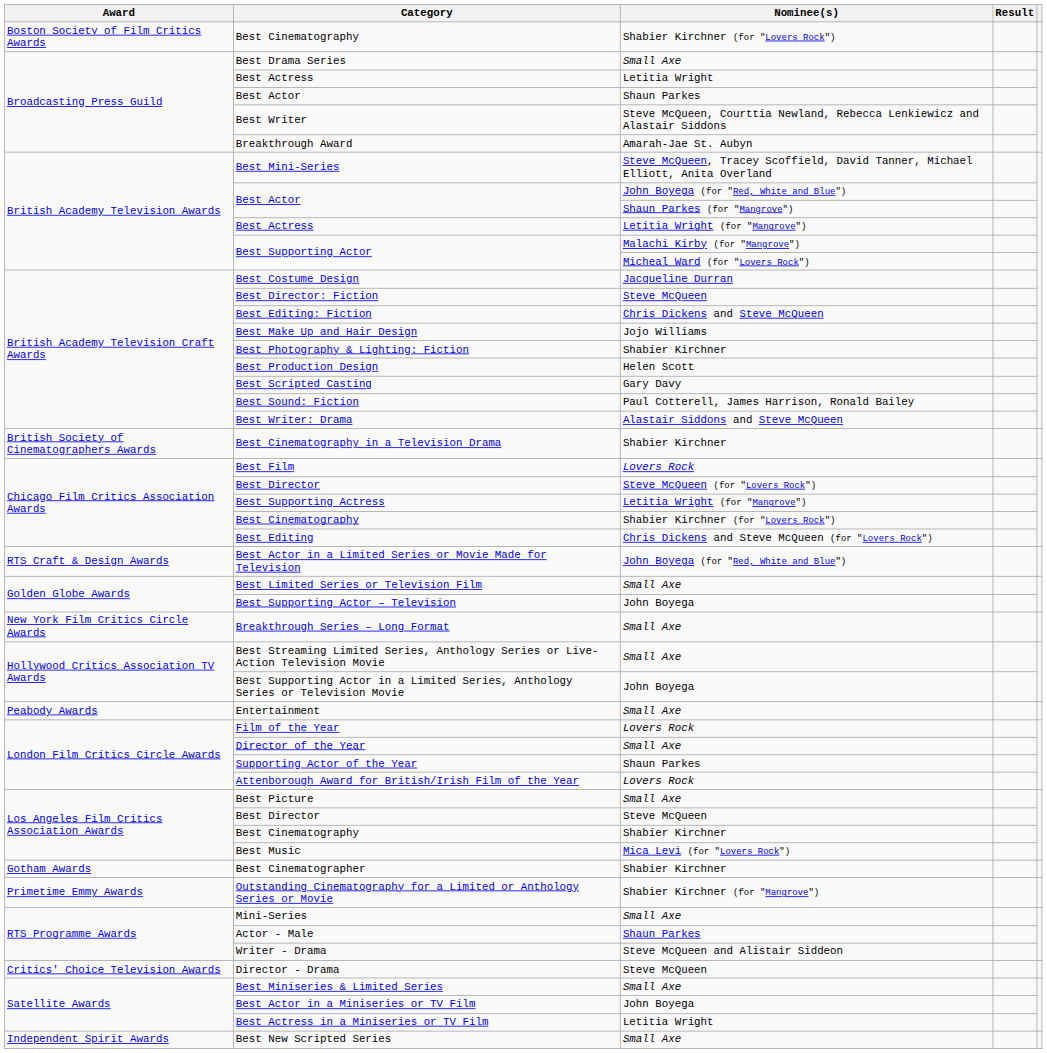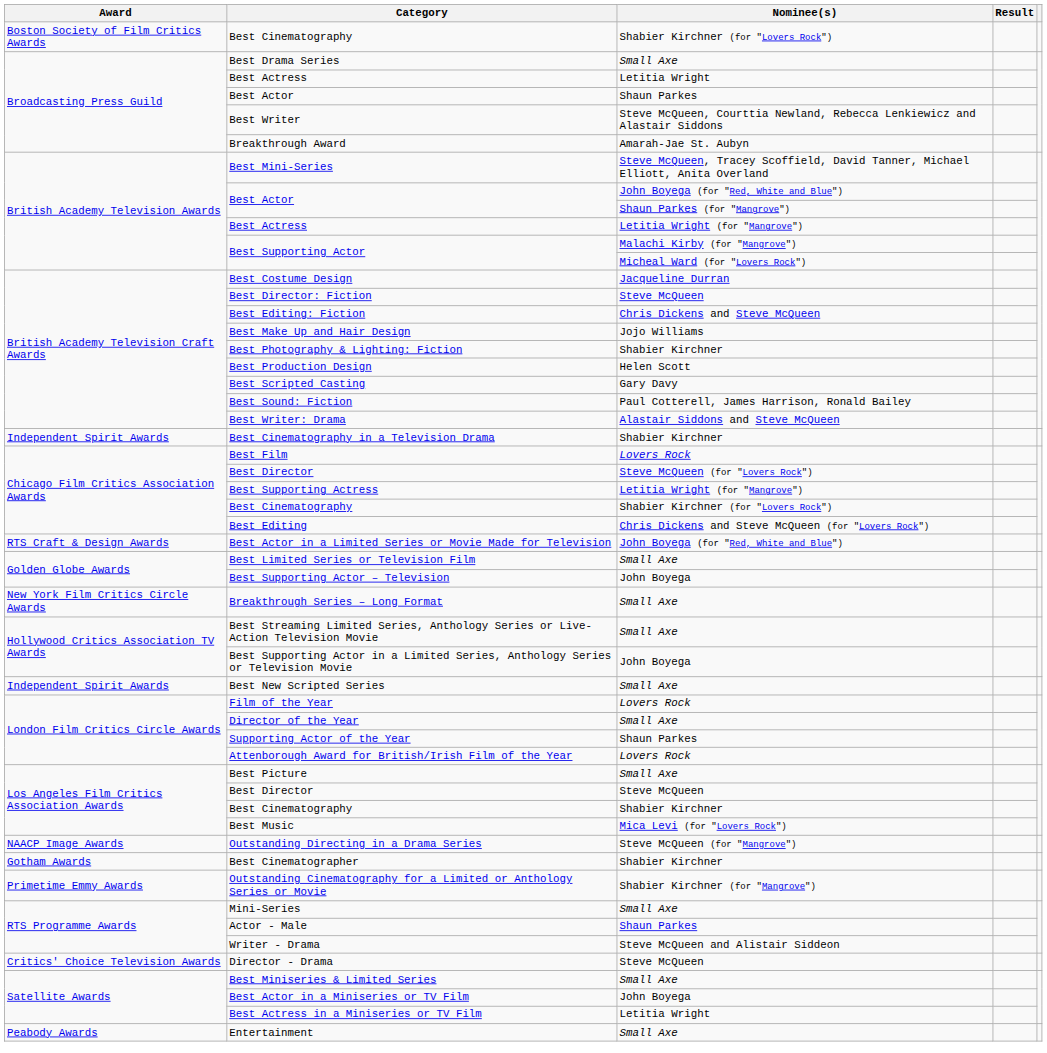(81, 444) British Society of Cinematographers Awards -> (88, 437) Independent Spirit Awards
rows swapped: (314, 1040) <-> (278, 711)
+ row: (356, 844)
